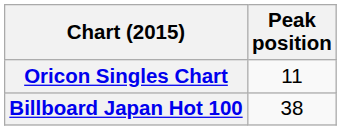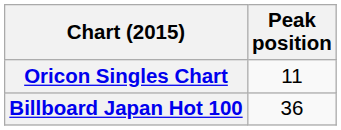(292, 108) 38 -> (292, 108) 36
